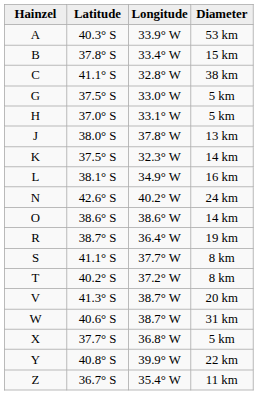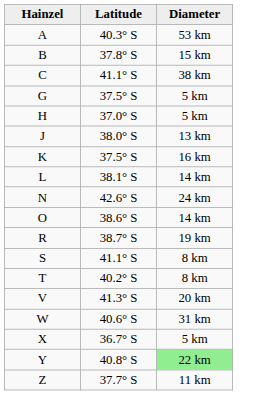- column: (160, 14)
(222, 156) 14 km -> (195, 156) 16 km
(222, 177) 16 km -> (195, 177) 14 km
(98, 339) 37.7° S -> (119, 339) 36.7° S
(222, 359) no background -> (195, 359) lightgreen background
(98, 380) 36.7° S -> (119, 380) 37.7° S
